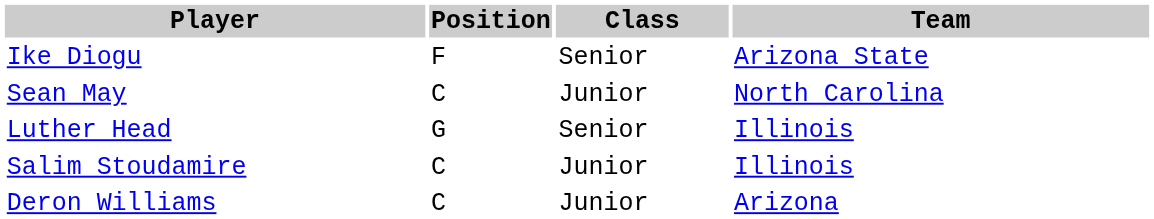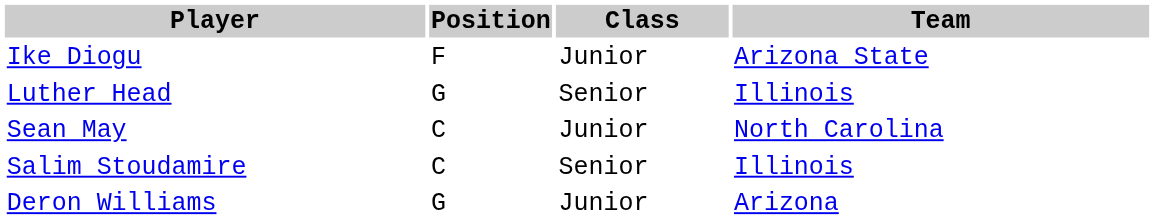(603, 58) Senior -> (603, 58) Junior
rows swapped: (89, 131) <-> (67, 94)
(603, 167) Junior -> (603, 167) Senior
(438, 204) C -> (438, 204) G
